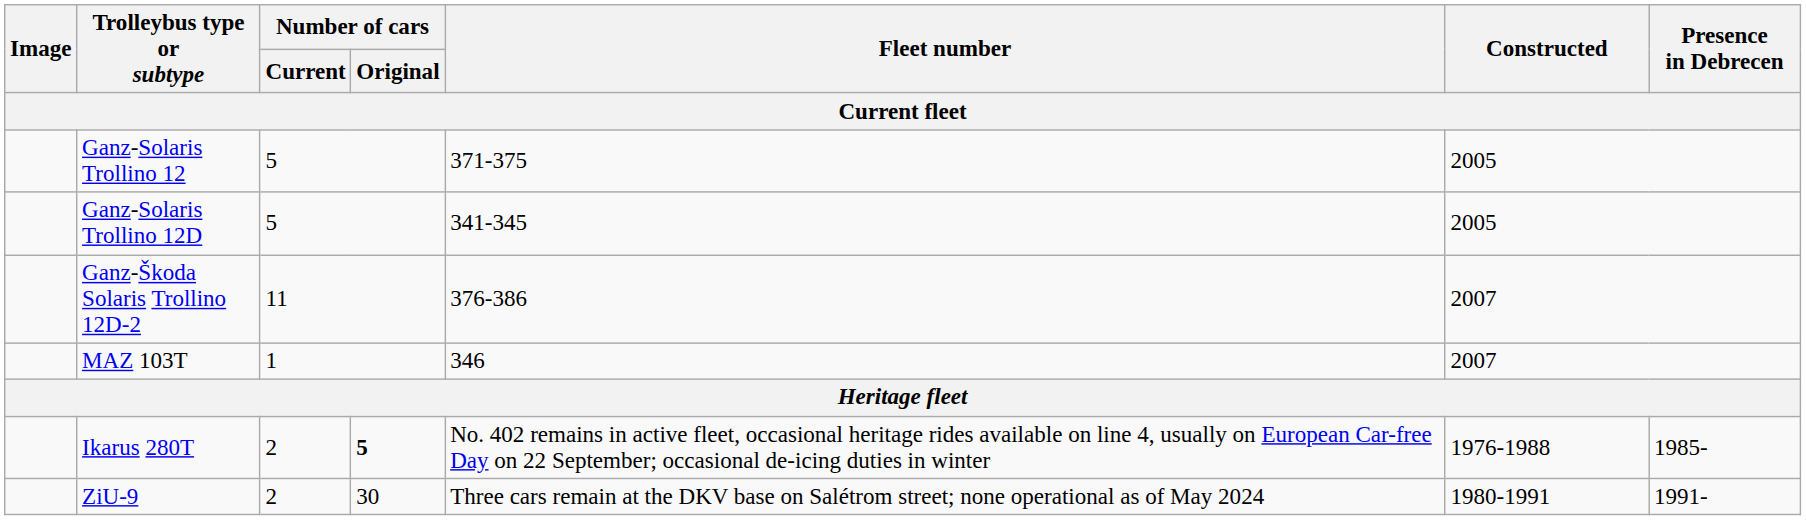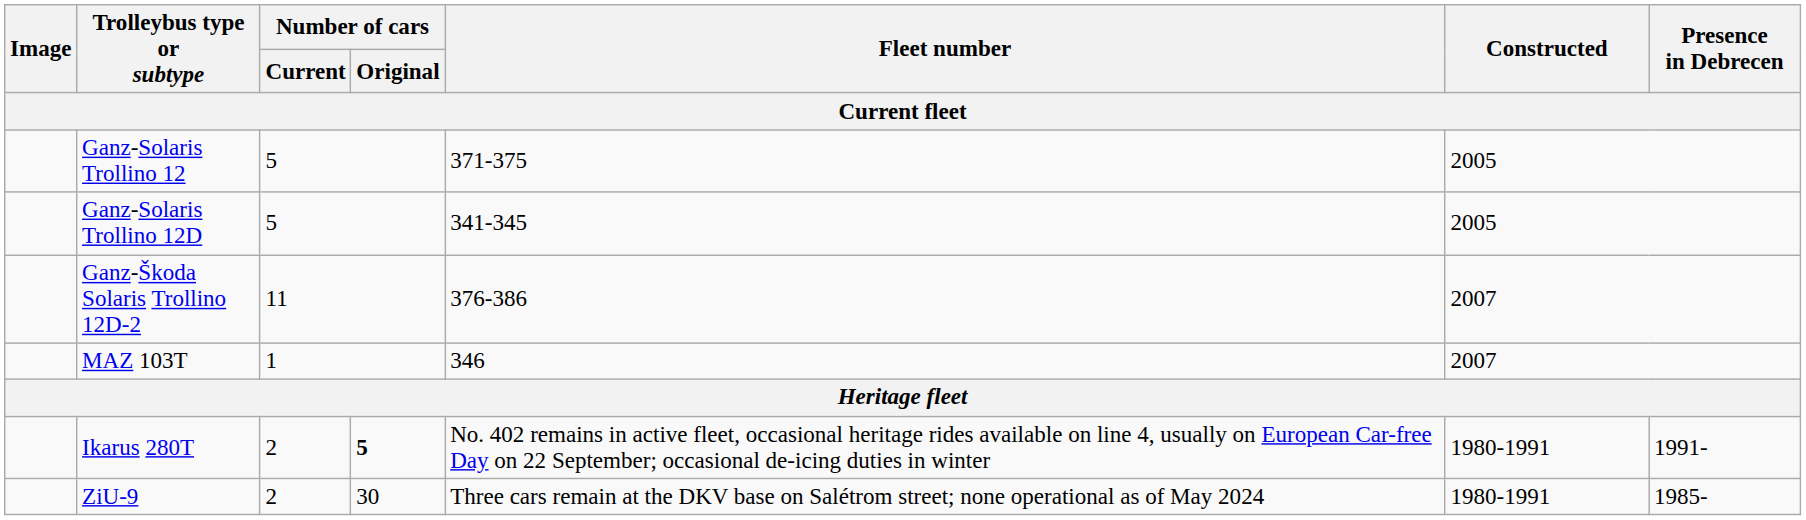(1500, 447) 1976-1988 -> (1500, 447) 1980-1991
(1681, 447) 1985- -> (1681, 447) 1991-
(1681, 496) 1991- -> (1681, 496) 1985-
